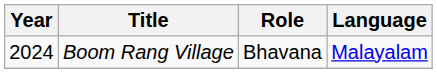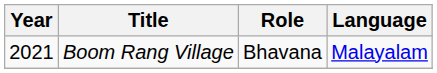(31, 52) 2024 -> (31, 52) 2021
